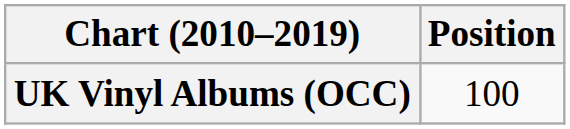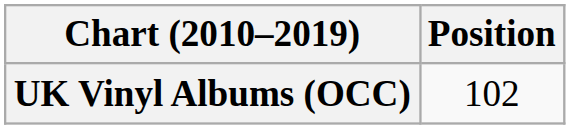(492, 92) 100 -> (492, 92) 102
